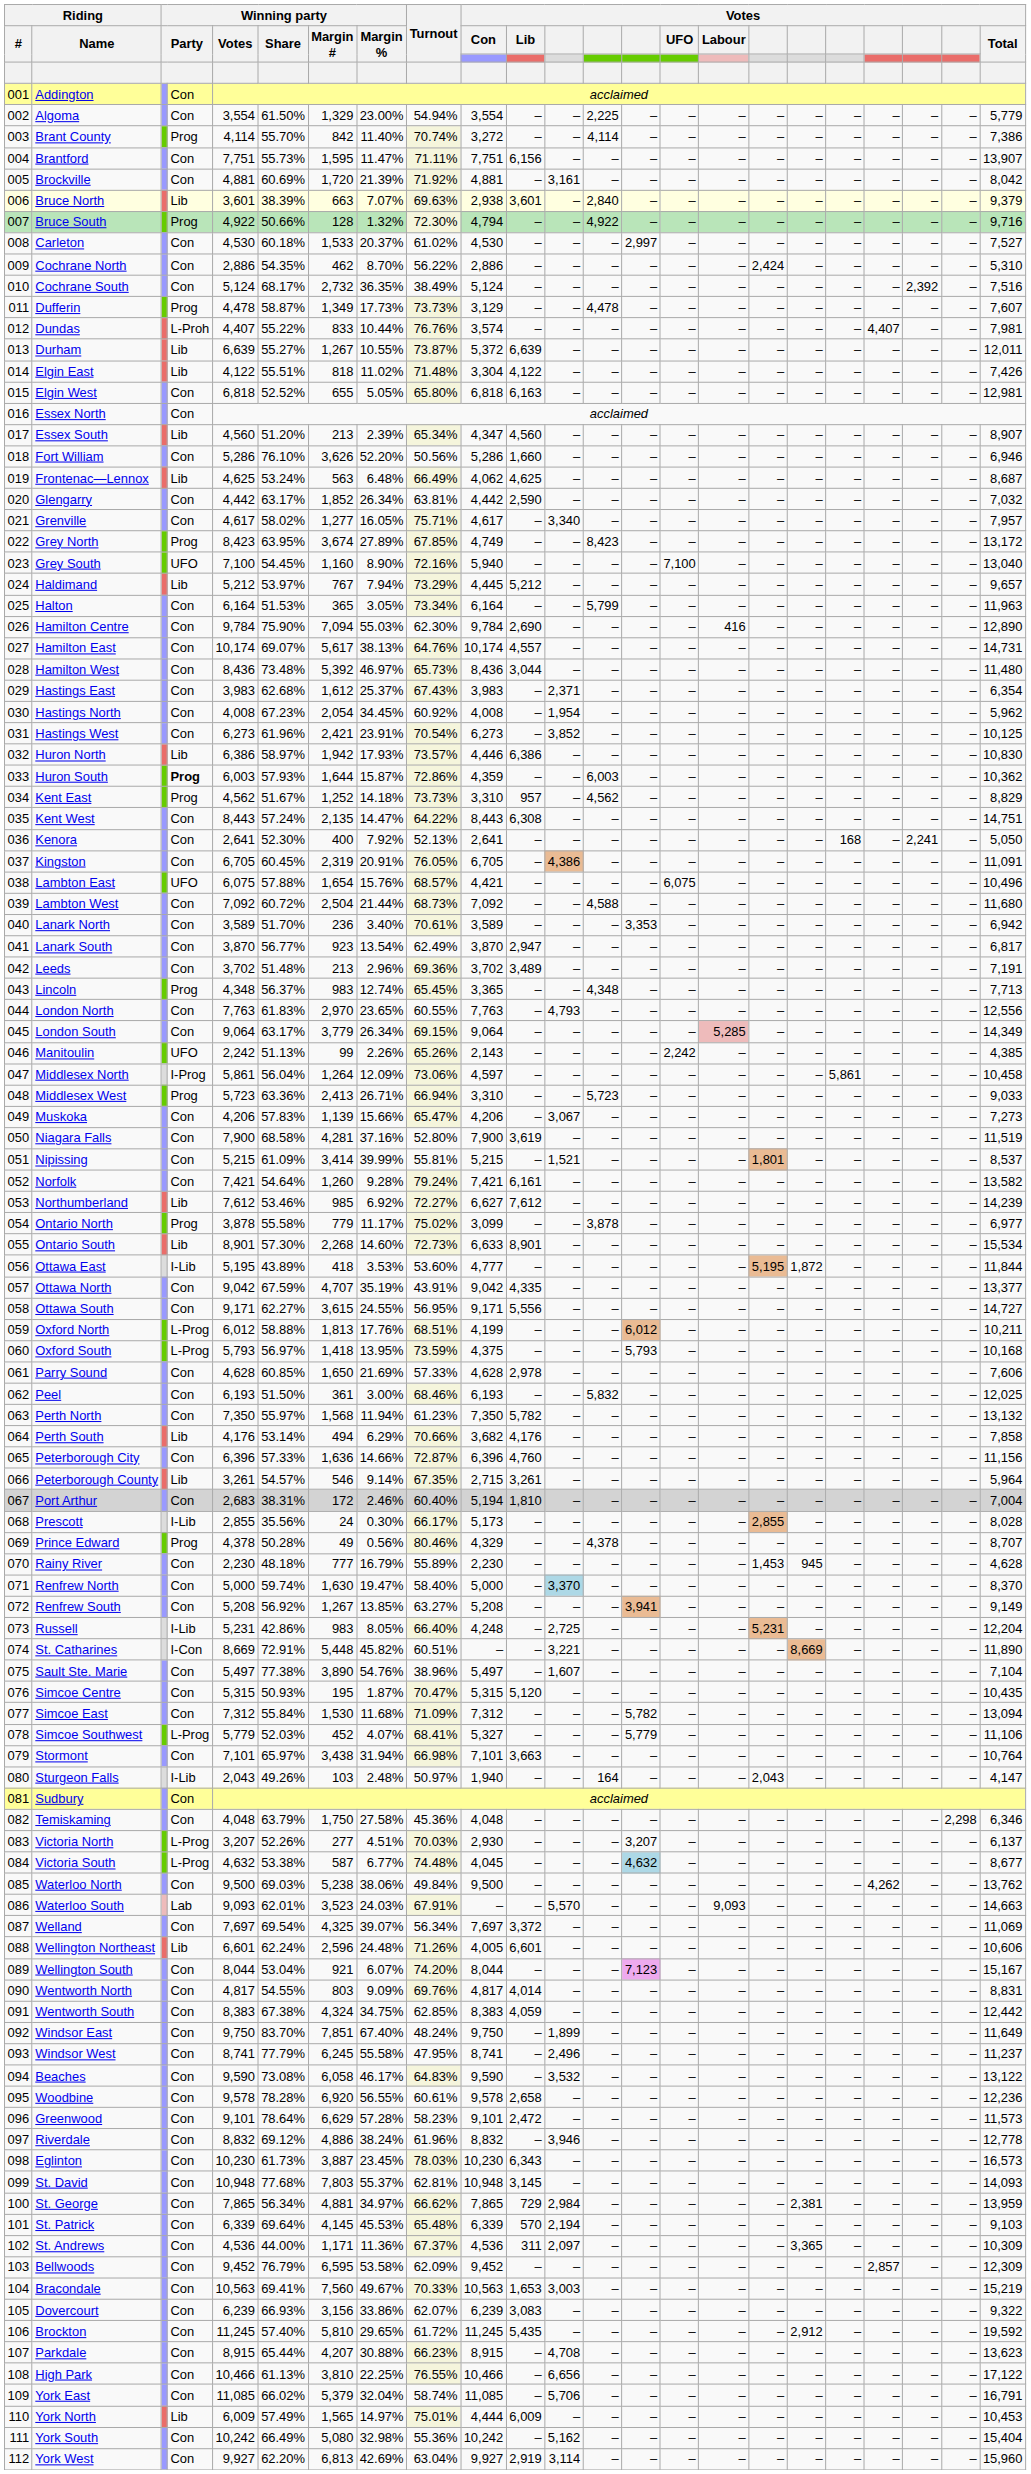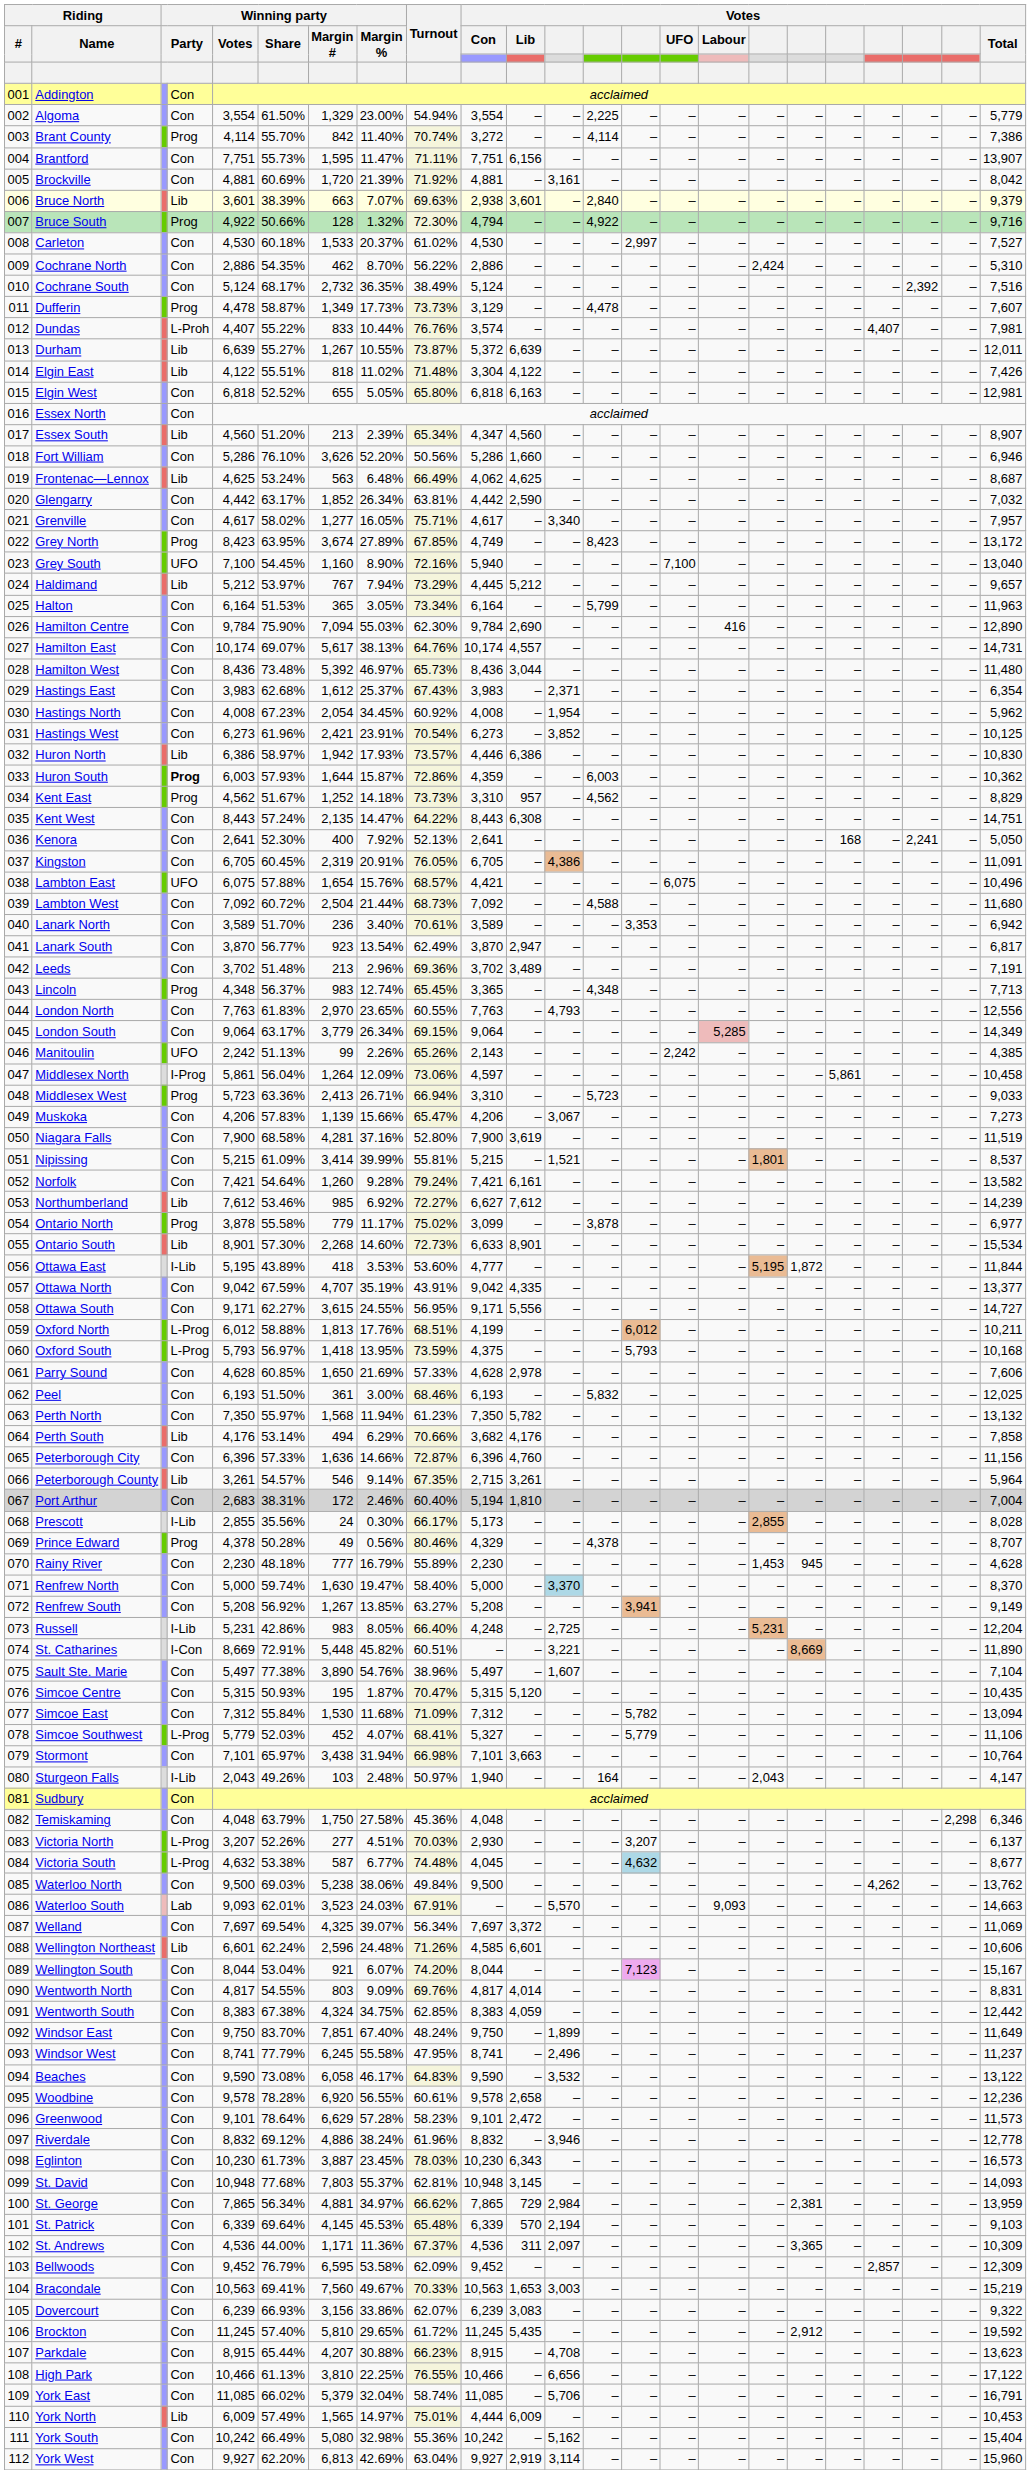(487, 1948) 4,005 -> (487, 1948) 4,585
